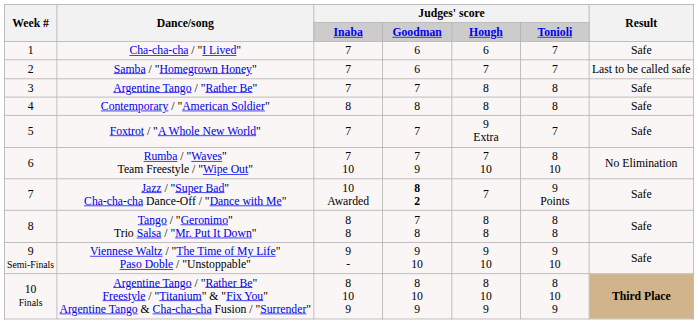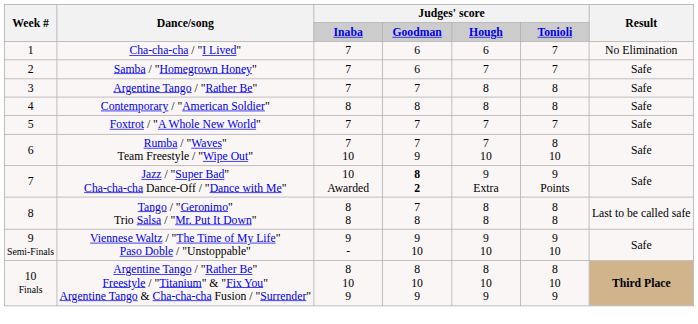(641, 50) Safe -> (641, 50) No Elimination
(641, 69) Last to be called safe -> (641, 69) Safe
(486, 131) 9 Extra -> (486, 124) 7
(641, 163) No Elimination -> (641, 149) Safe
(486, 194) 7 -> (486, 181) 9 Extra
(641, 226) Safe -> (641, 213) Last to be called safe
